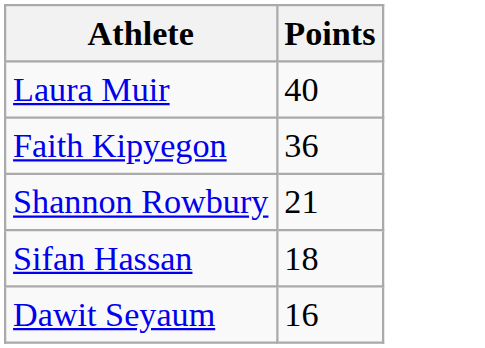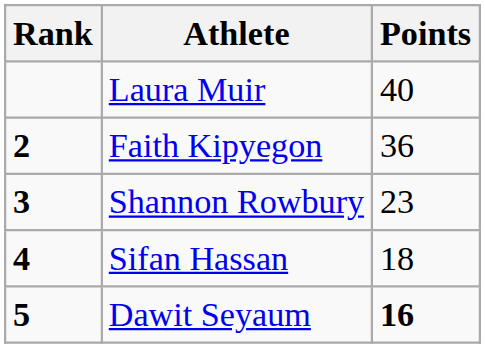+ column: (53, 32)
(301, 202) 21 -> (397, 202) 23
(301, 314) normal -> (397, 314) bold
